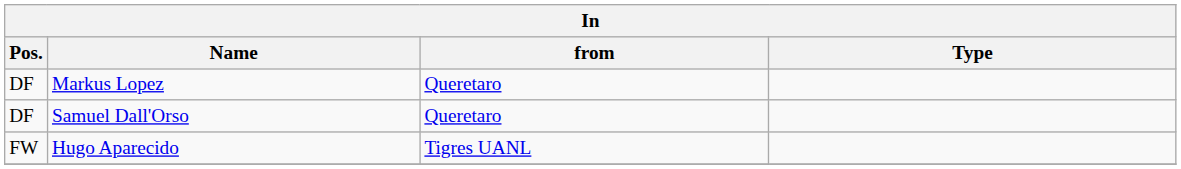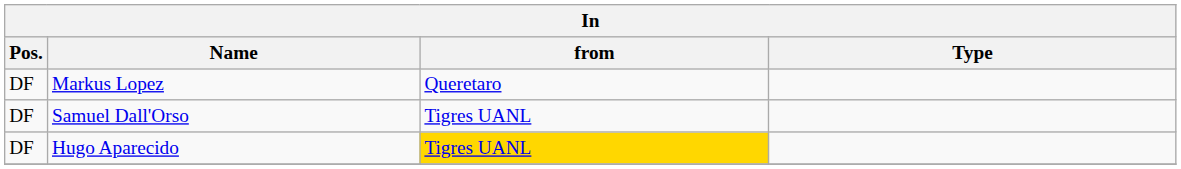(463, 116) Queretaro -> (478, 116) Tigres UANL
(24, 148) FW -> (22, 148) DF
(478, 148) no background -> (478, 148) gold background
